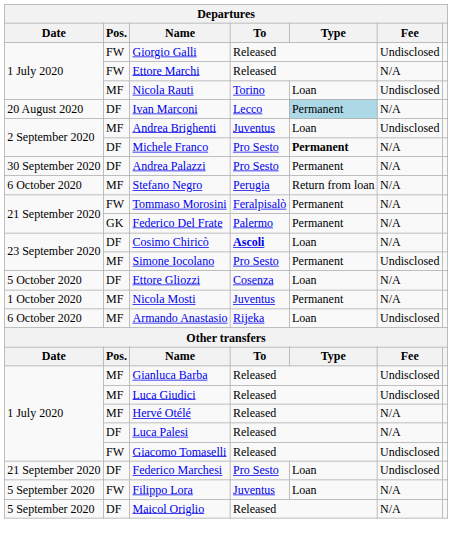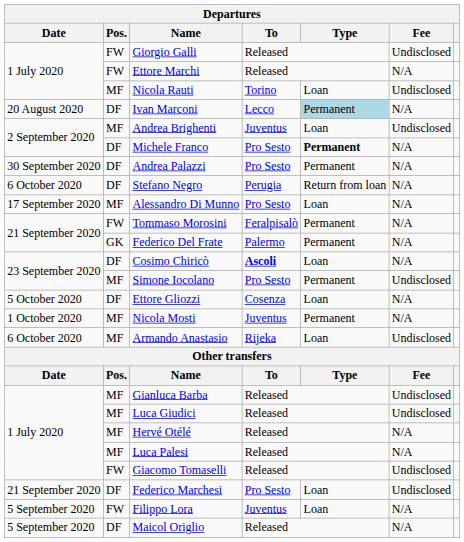(115, 185) MF -> (114, 185) DF
+ row: (186, 204)
(114, 432) DF -> (115, 451) MF
